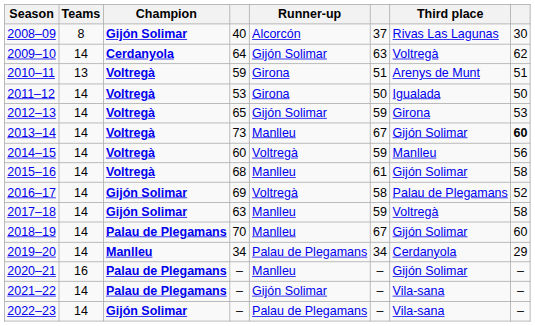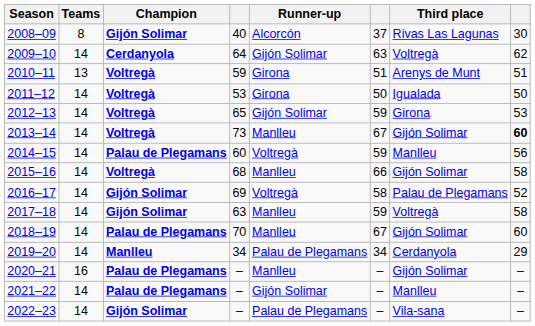(130, 152) Voltregà -> (166, 152) Palau de Plegamans
(380, 172) 61 -> (380, 172) 66
(419, 291) Vila-sana -> (414, 291) Manlleu
